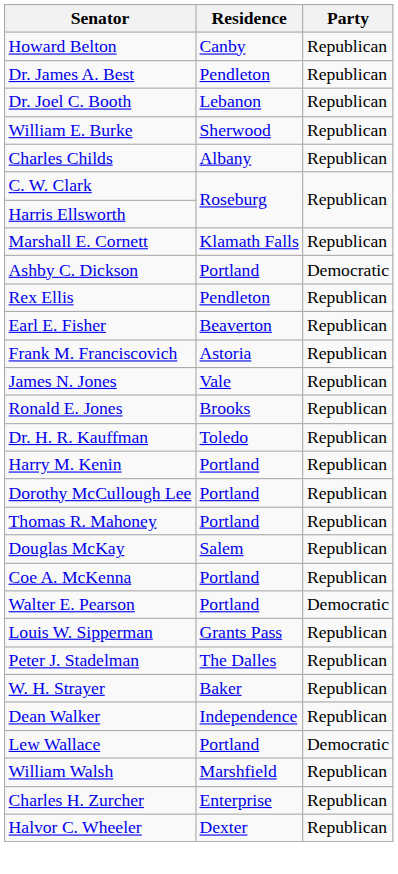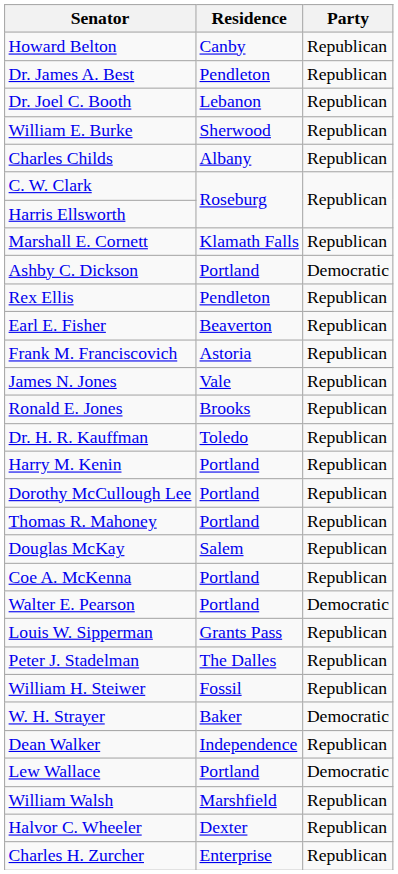+ row: (77, 688)
(347, 688) Republican -> (348, 716) Democratic
rows swapped: (75, 827) <-> (76, 800)
